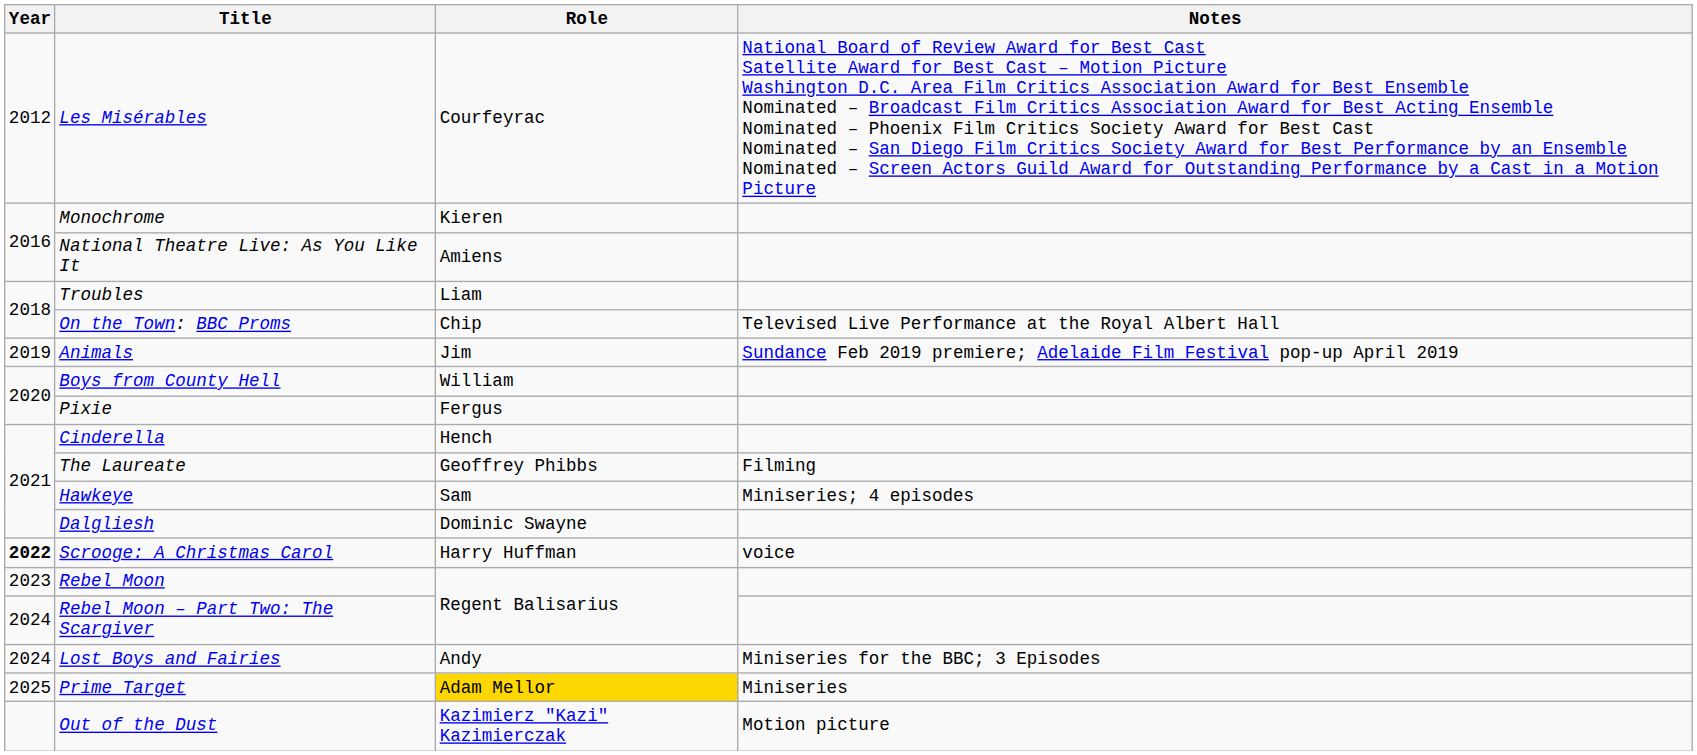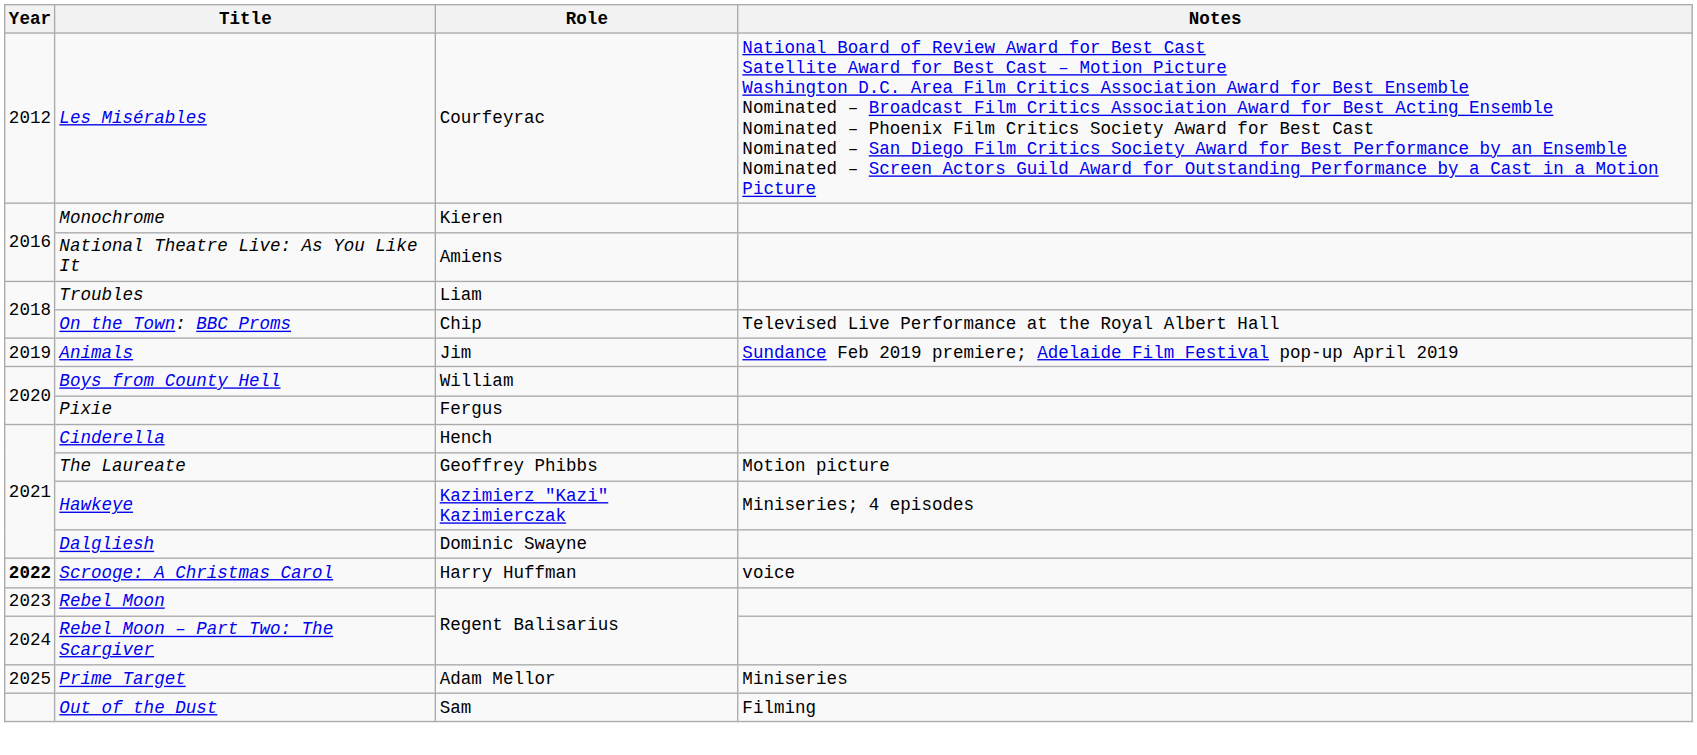(779, 467) Filming -> (816, 467) Motion picture
(456, 496) Sam -> (524, 506) Kazimierz "Kazi" Kazimierczak
- row: (170, 659)
(498, 687) gold background -> (498, 679) no background
(524, 726) Kazimierz "Kazi" Kazimierczak -> (456, 708) Sam
(816, 726) Motion picture -> (779, 708) Filming
